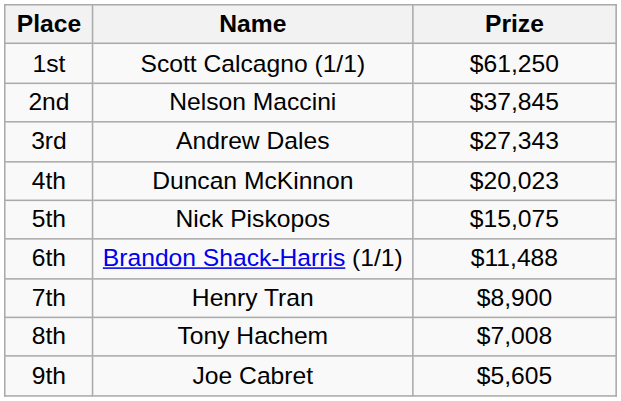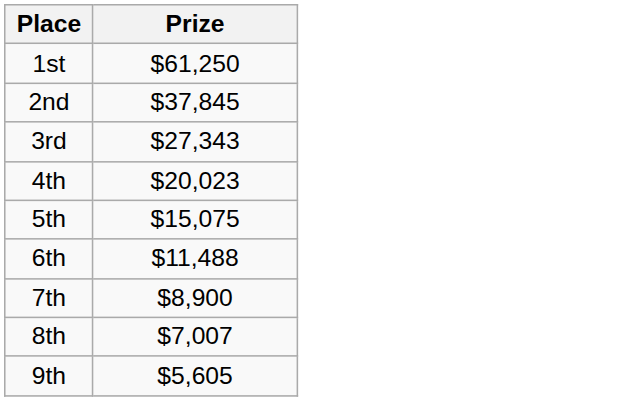- column: (253, 24)
(514, 336) $7,008 -> (195, 336) $7,007
